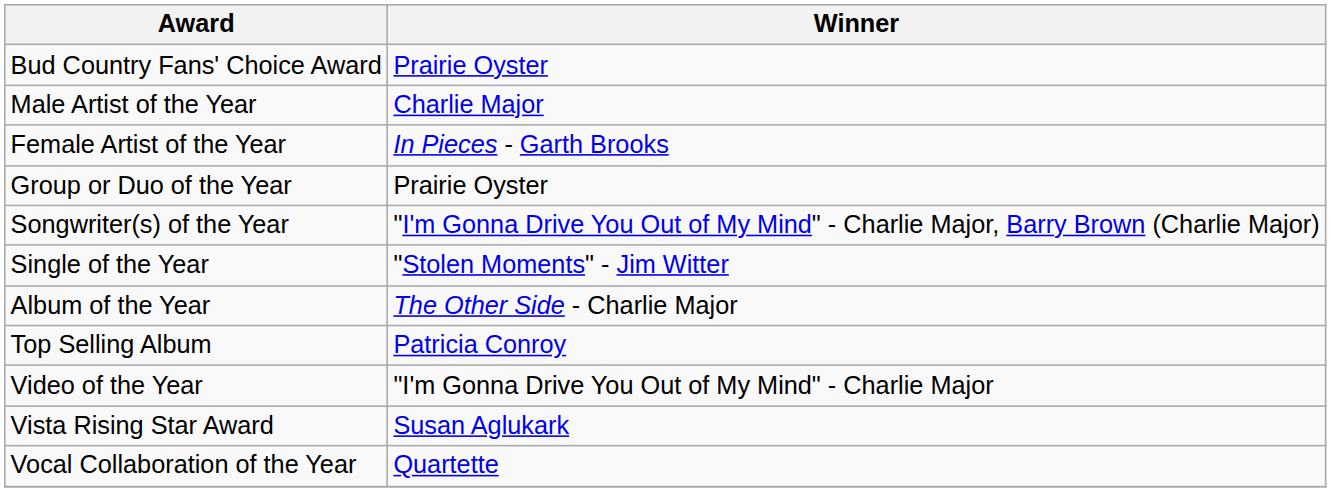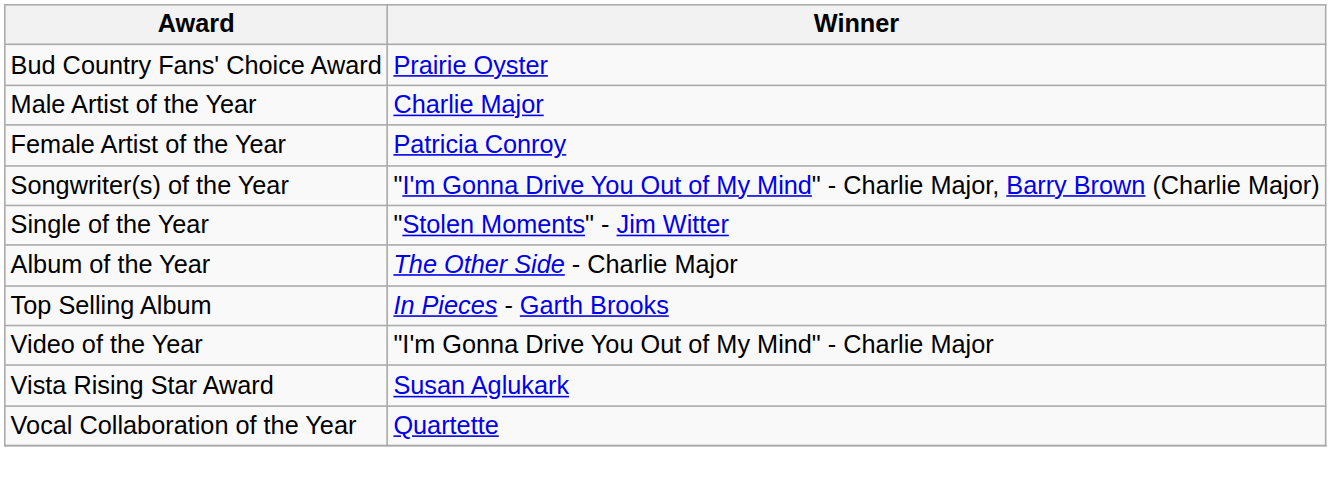(531, 144) In Pieces - Garth Brooks -> (480, 144) Patricia Conroy
- row: (151, 184)
(480, 345) Patricia Conroy -> (531, 305) In Pieces - Garth Brooks
